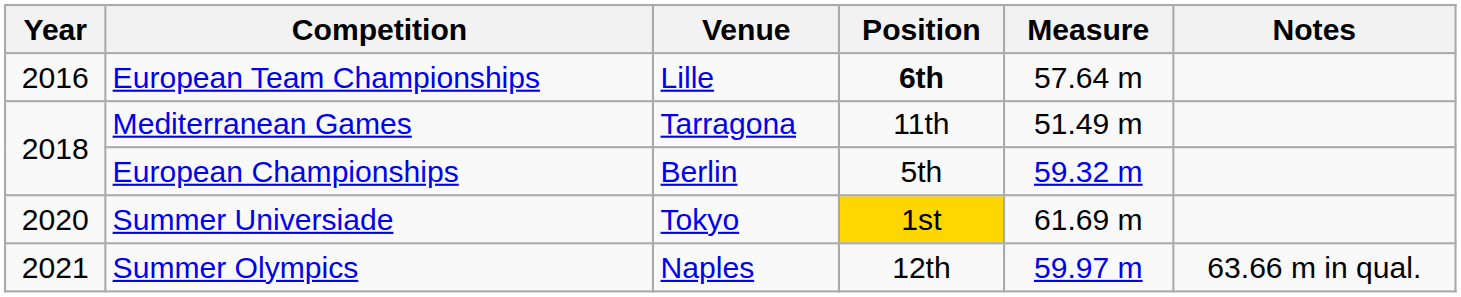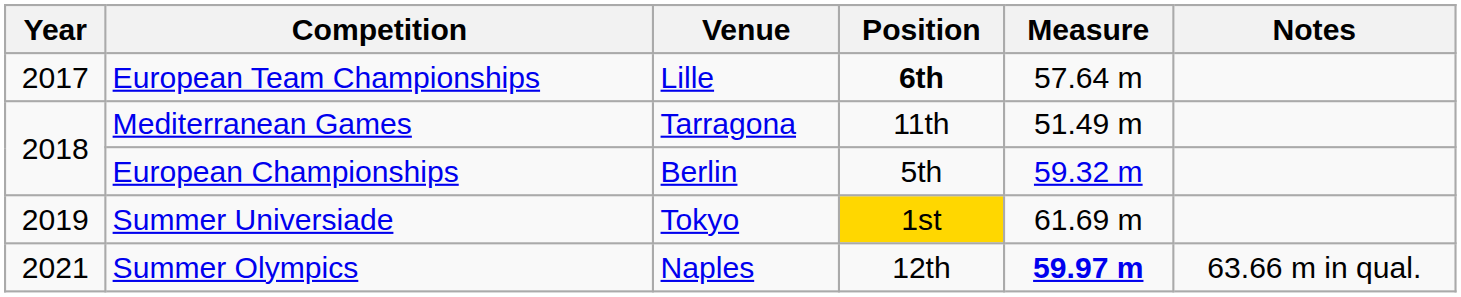(55, 77) 2016 -> (55, 77) 2017
(55, 219) 2020 -> (55, 219) 2019
(1088, 267) normal -> (1088, 267) bold
